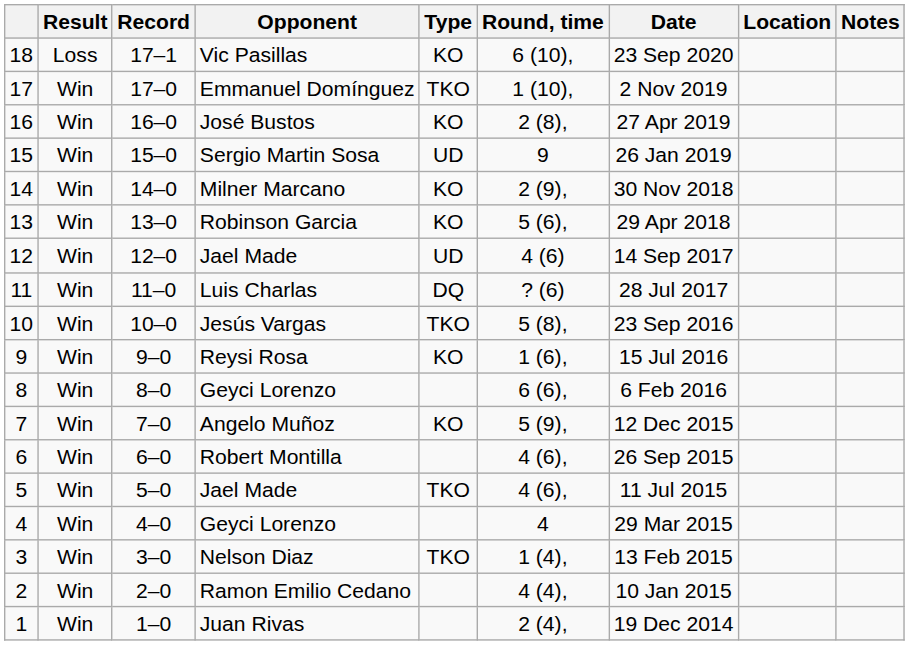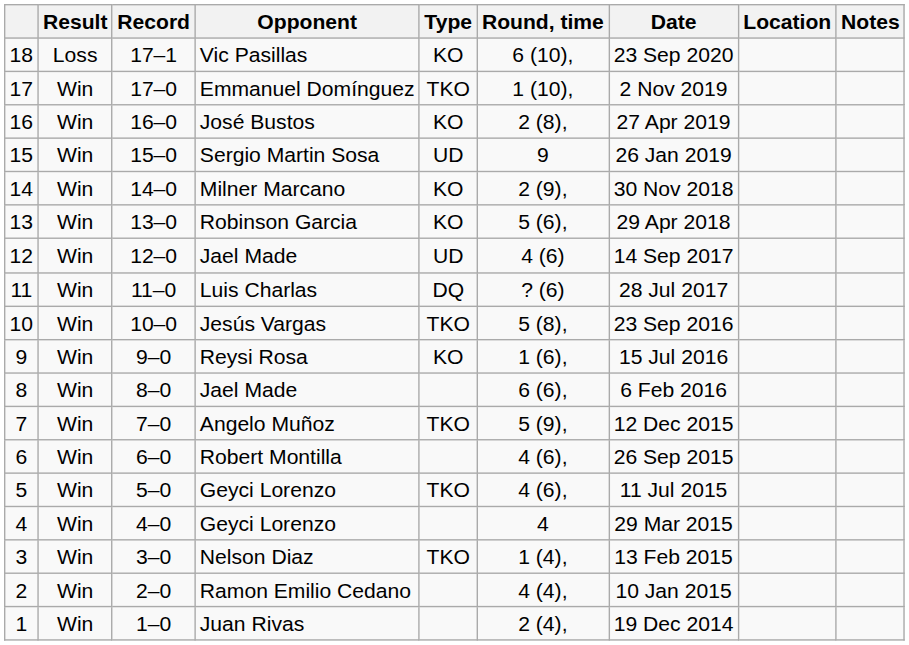(268, 390) Geyci Lorenzo -> (249, 390) Jael Made
(448, 423) KO -> (448, 423) TKO
(249, 490) Jael Made -> (268, 490) Geyci Lorenzo
